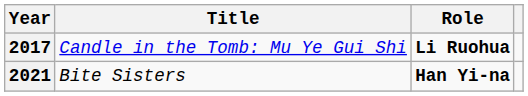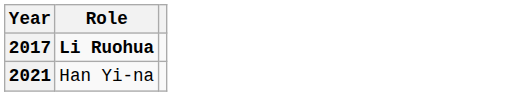- column: (233, 19)
(463, 76) bold -> (107, 76) normal
